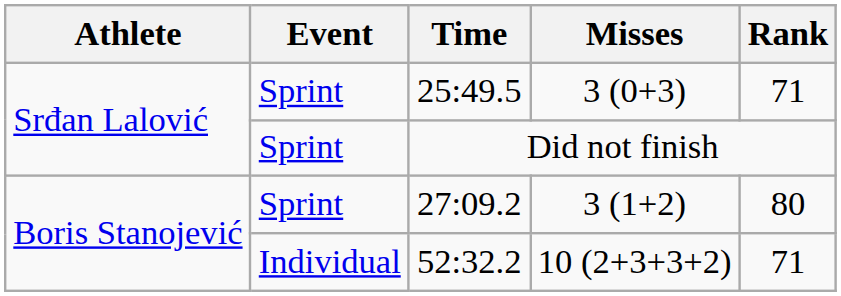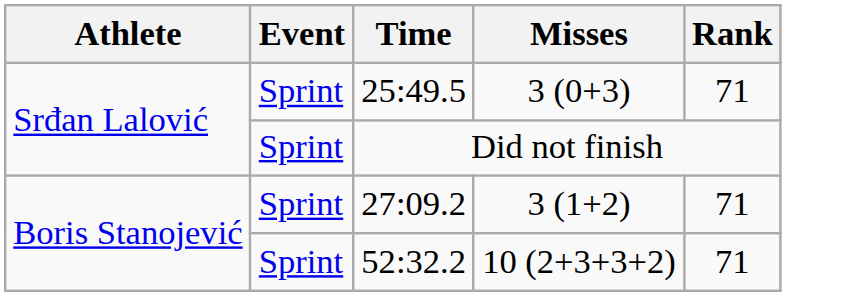(788, 204) 80 -> (732, 204) 71
(330, 261) Individual -> (301, 261) Sprint
